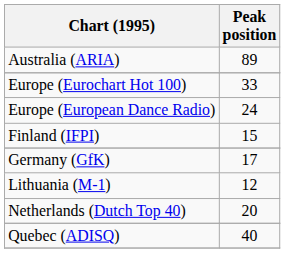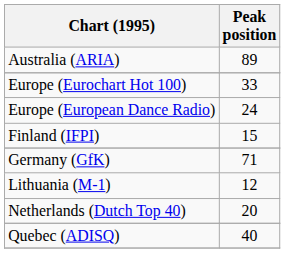(249, 160) 17 -> (249, 160) 71
